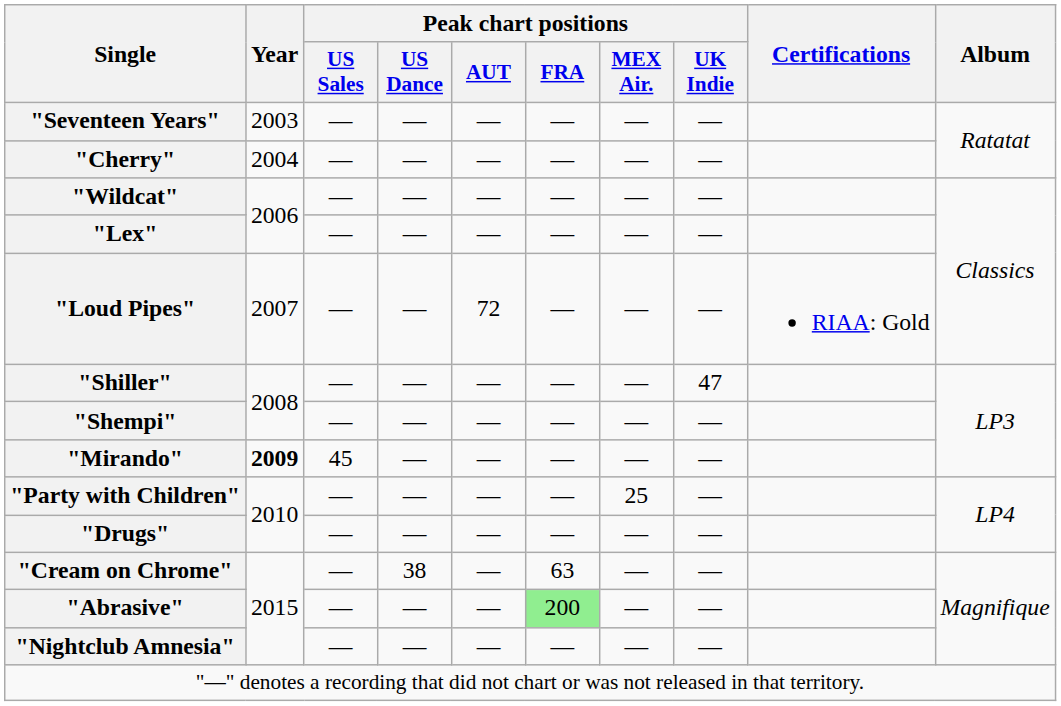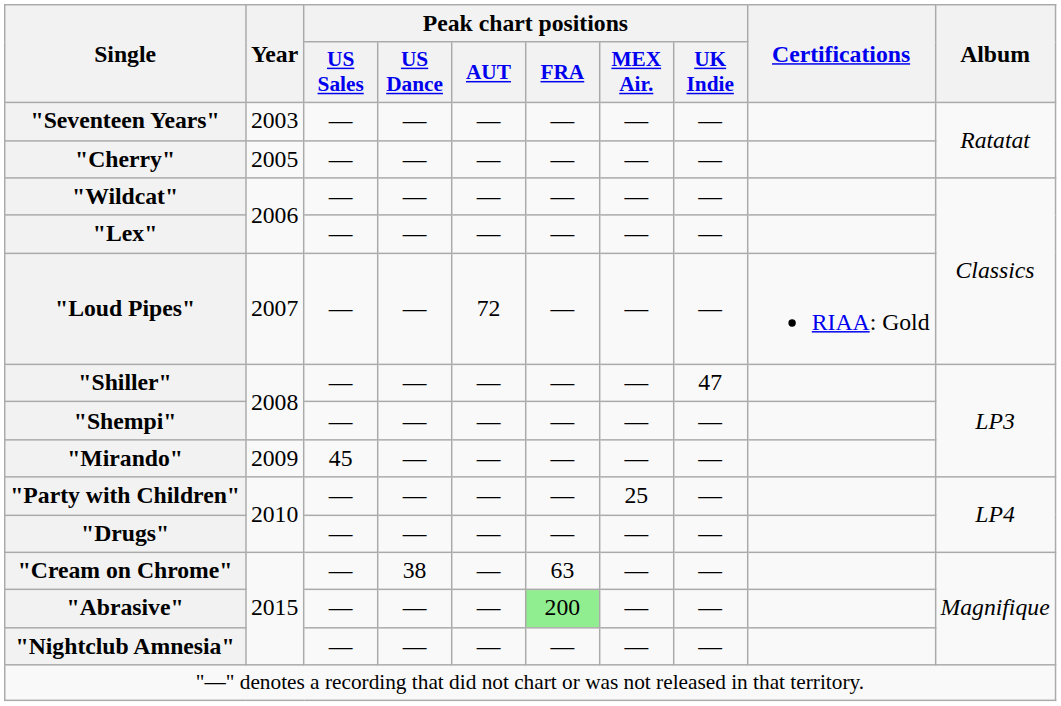(275, 158) 2004 -> (275, 158) 2005
(275, 458) bold -> (275, 458) normal
